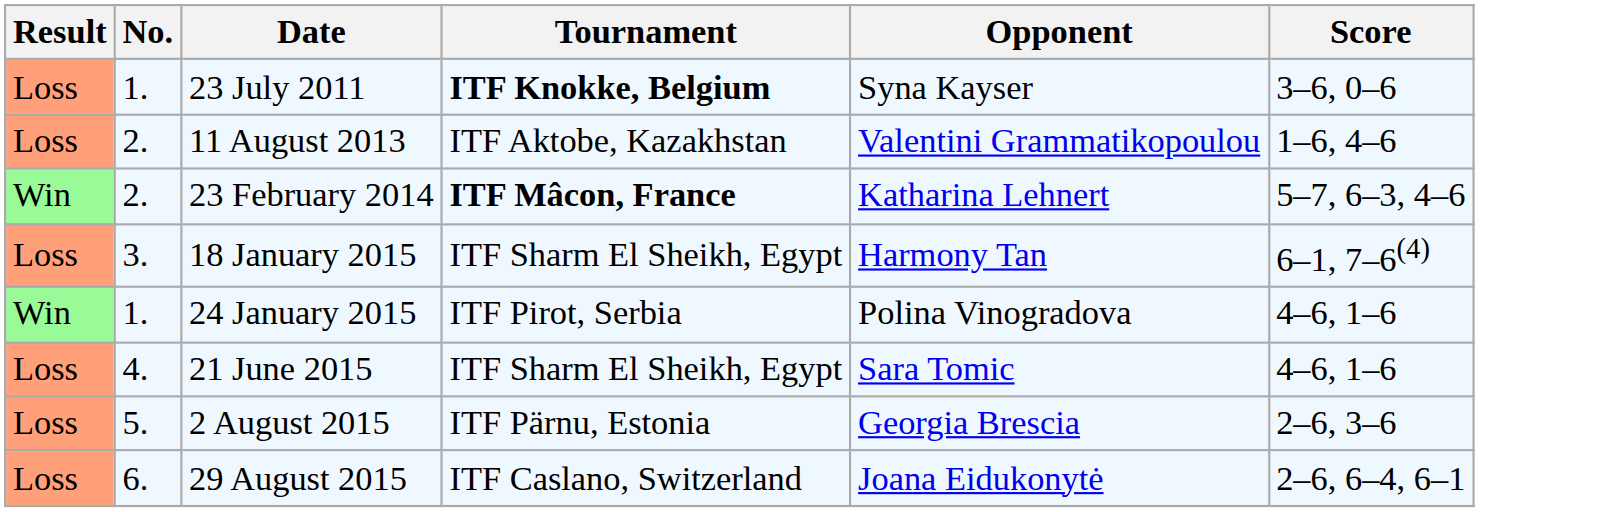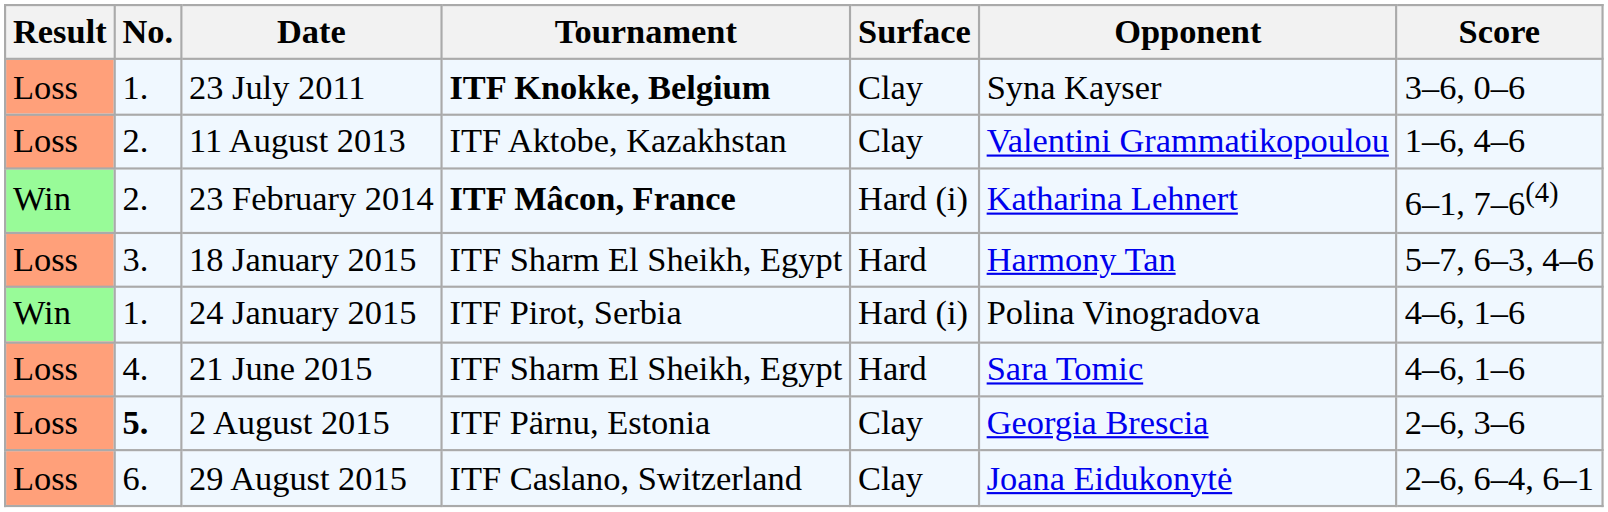+ column: (914, 31)
(1371, 195) 5–7, 6–3, 4–6 -> (1482, 200) 6–1, 7–6(4)
(1353, 254) 6–1, 7–6(4) -> (1499, 259) 5–7, 6–3, 4–6
(135, 422) normal -> (135, 422) bold
